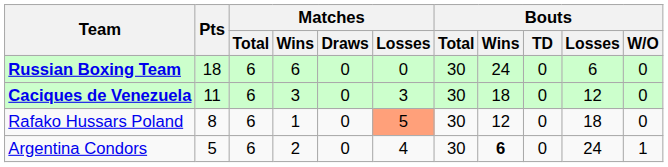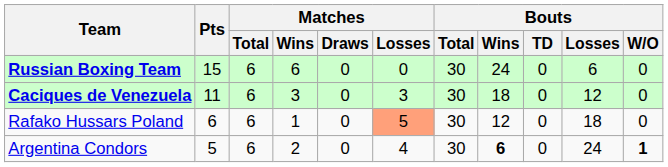(212, 69) 18 -> (212, 69) 15
(212, 121) 8 -> (212, 121) 6
(643, 148) normal -> (643, 148) bold
